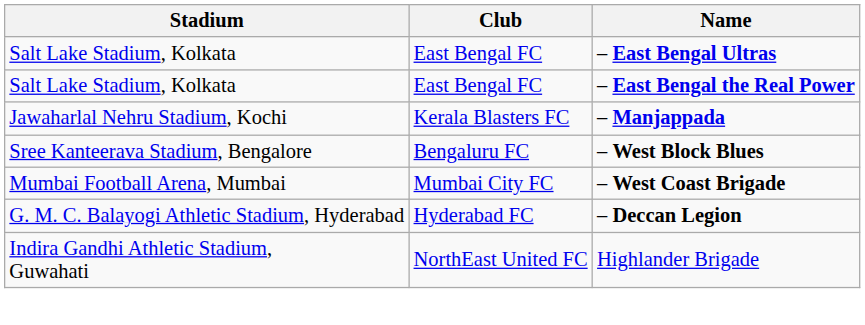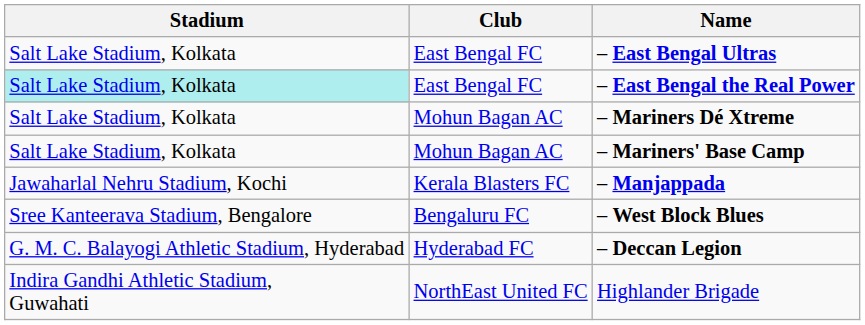(123, 85) no background -> (123, 85) paleturquoise background
+ row: (696, 118)
+ row: (701, 150)
- row: (691, 183)
